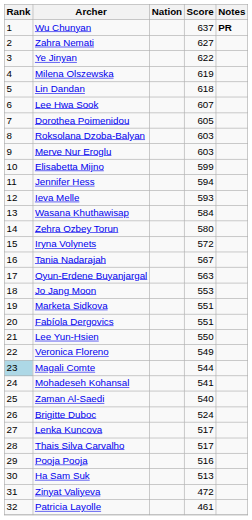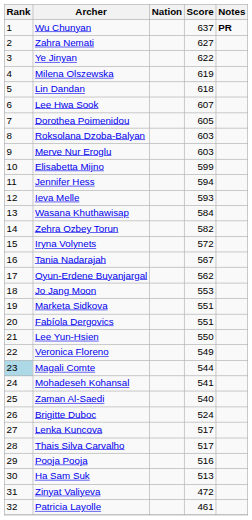(206, 228) 580 -> (206, 228) 582
(206, 275) 563 -> (206, 275) 562
